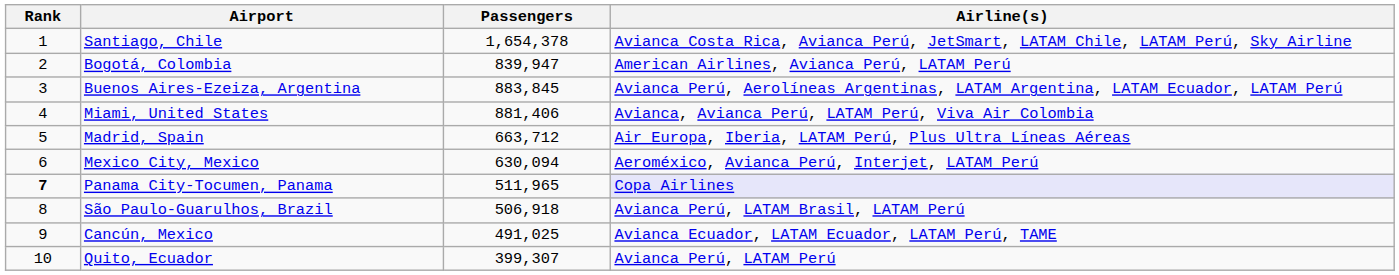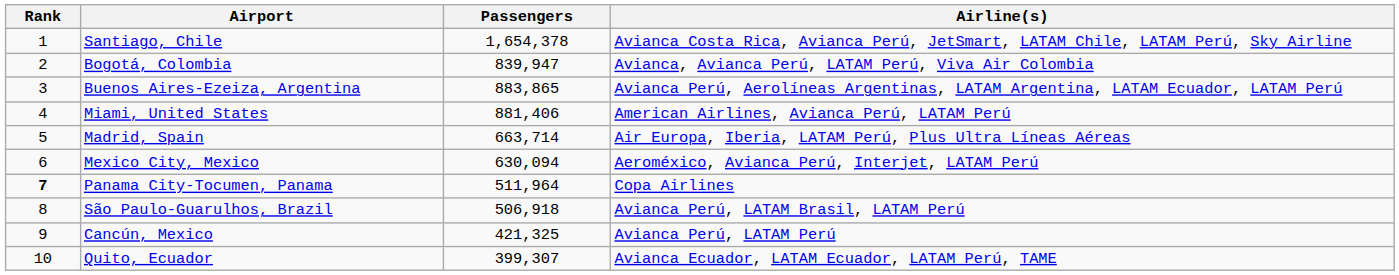(813, 65) American Airlines, Avianca Perú, LATAM Perú -> (854, 65) Avianca, Avianca Perú, LATAM Perú, Viva Air Colombia
(527, 89) 883,845 -> (527, 89) 883,865
(854, 114) Avianca, Avianca Perú, LATAM Perú, Viva Air Colombia -> (813, 114) American Airlines, Avianca Perú, LATAM Perú
(527, 138) 663,712 -> (527, 138) 663,714
(527, 186) 511,965 -> (527, 186) 511,964
(674, 186) lavender background -> (674, 186) no background
(527, 235) 491,025 -> (527, 235) 421,325
(836, 235) Avianca Ecuador, LATAM Ecuador, LATAM Perú, TAME -> (725, 235) Avianca Perú, LATAM Perú
(725, 259) Avianca Perú, LATAM Perú -> (836, 259) Avianca Ecuador, LATAM Ecuador, LATAM Perú, TAME
